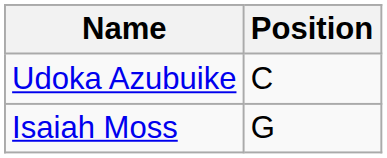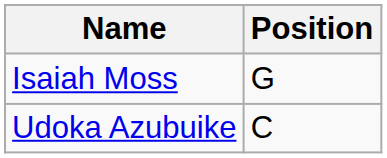rows swapped: (124, 78) <-> (95, 127)
